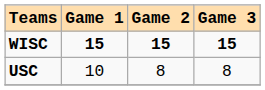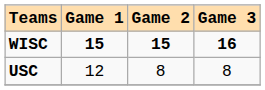(227, 45) 15 -> (227, 45) 16
(94, 71) 10 -> (94, 71) 12
